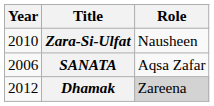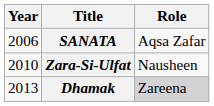rows swapped: (88, 64) <-> (88, 40)
(23, 88) 2012 -> (23, 88) 2013
